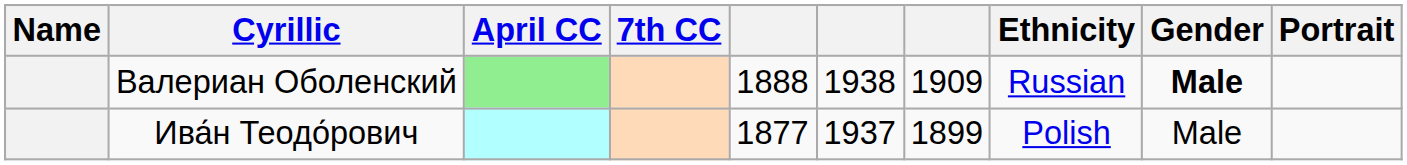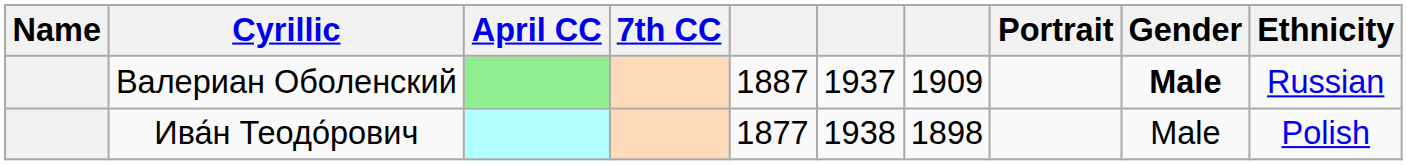columns swapped: (1067, 30) <-> (1337, 30)
(772, 81) 1888 -> (772, 81) 1887
(860, 81) 1938 -> (860, 81) 1937
(860, 133) 1937 -> (860, 133) 1938
(947, 133) 1899 -> (947, 133) 1898
